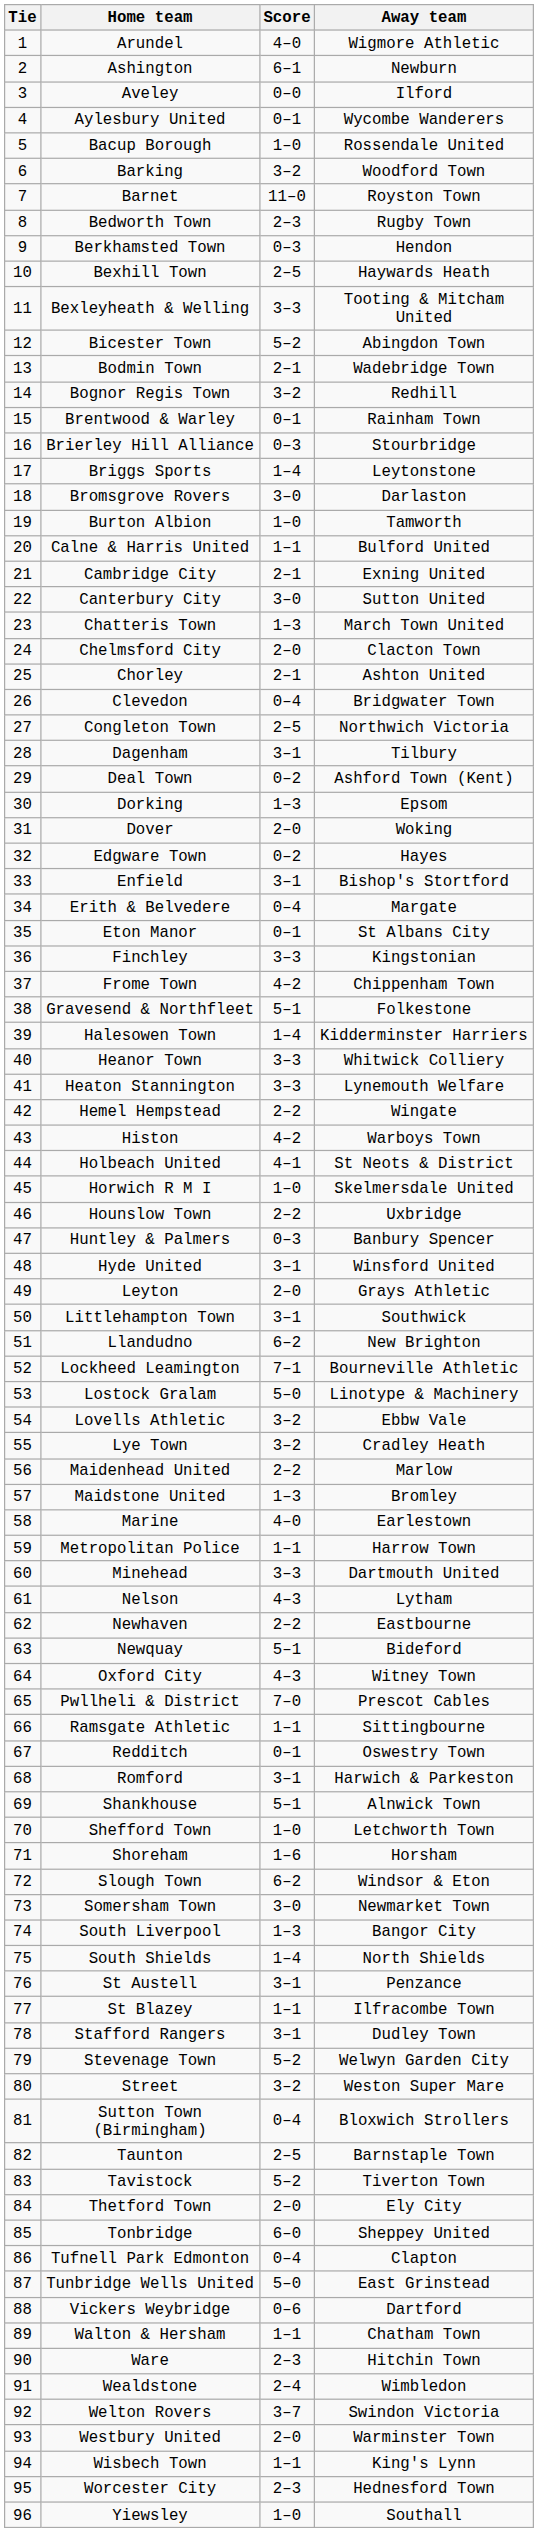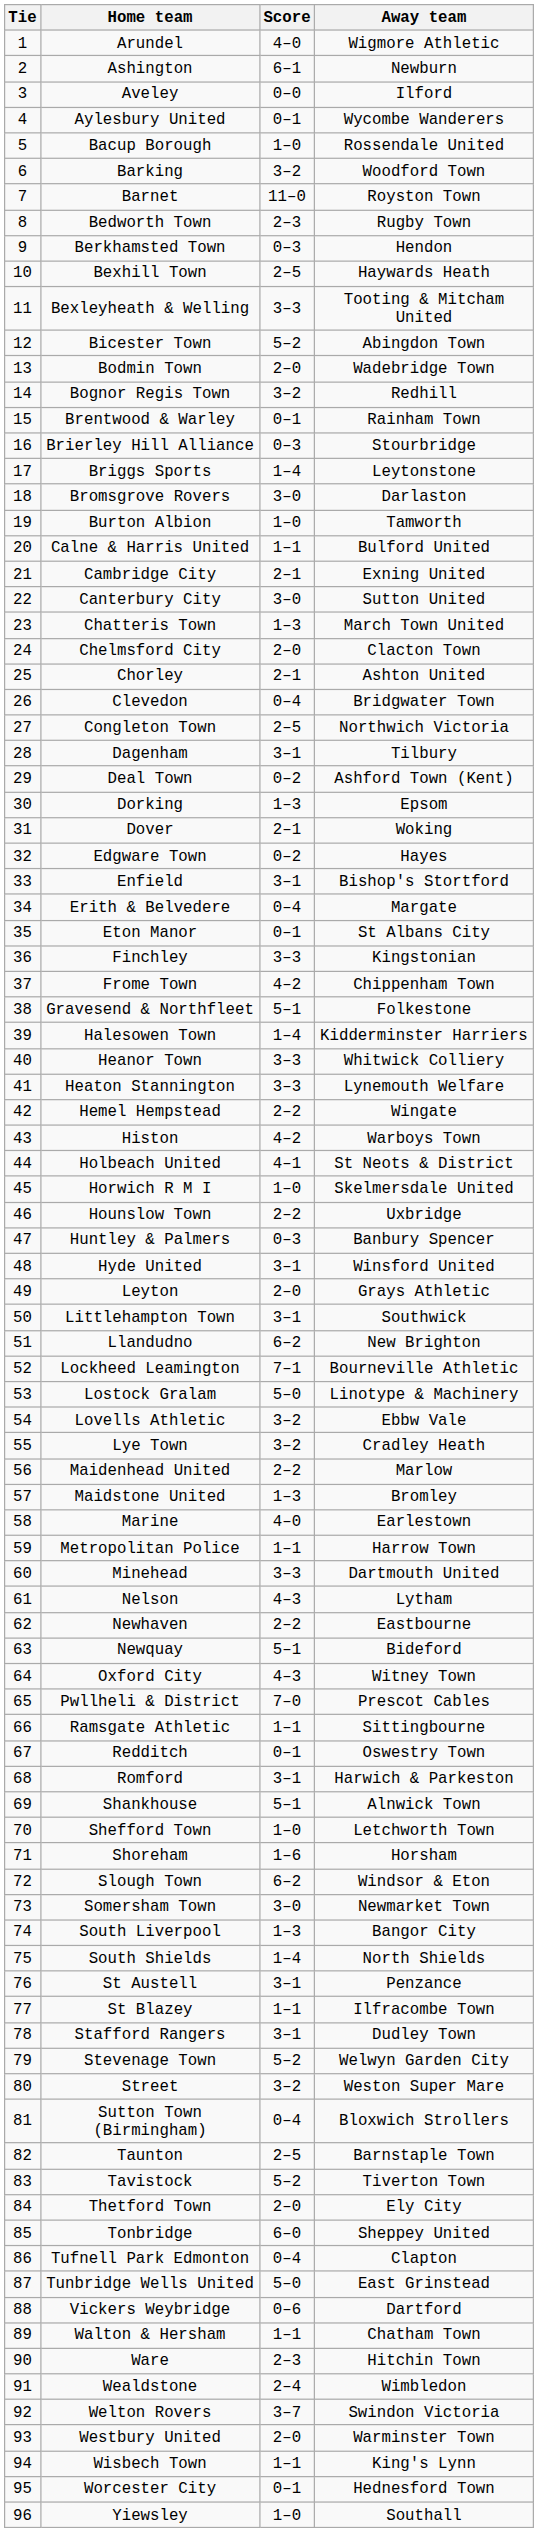(287, 369) 2–1 -> (287, 369) 2–0
(287, 830) 2–0 -> (287, 830) 2–1
(287, 2489) 2–3 -> (287, 2489) 0–1
